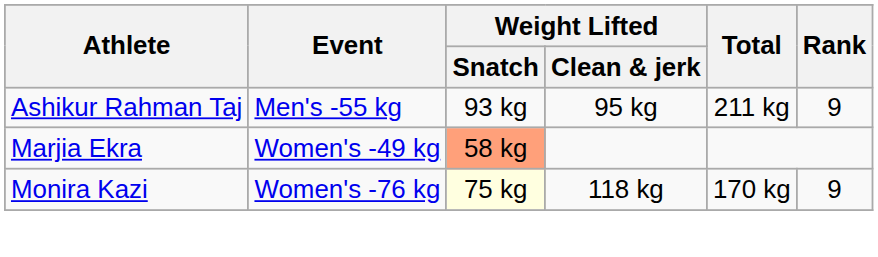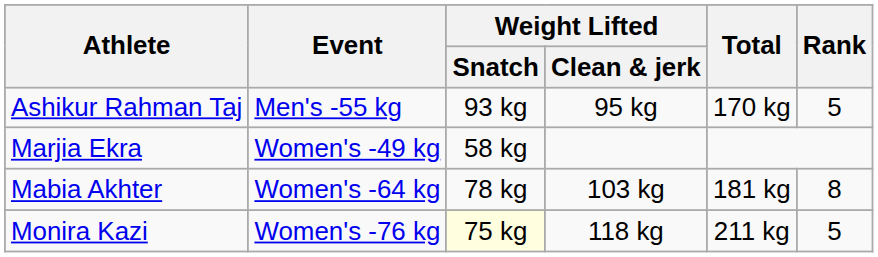(752, 108) 211 kg -> (752, 108) 170 kg
(835, 108) 9 -> (835, 108) 5
(496, 149) lightsalmon background -> (496, 149) no background
+ row: (87, 190)
(752, 190) 170 kg -> (752, 231) 211 kg
(835, 190) 9 -> (835, 231) 5
